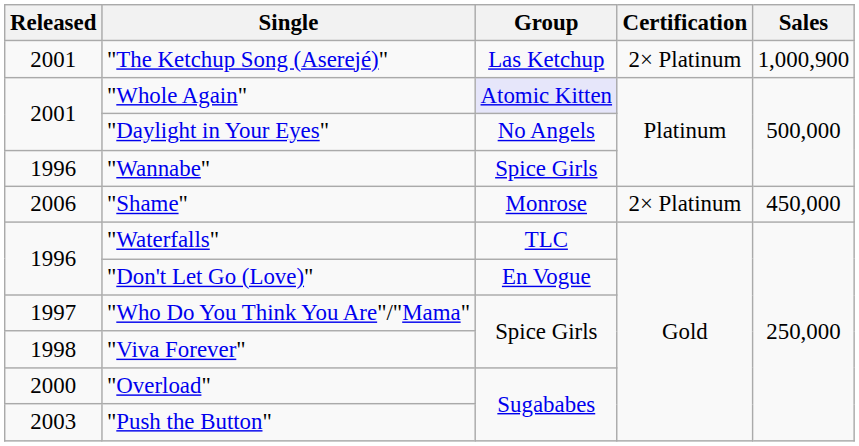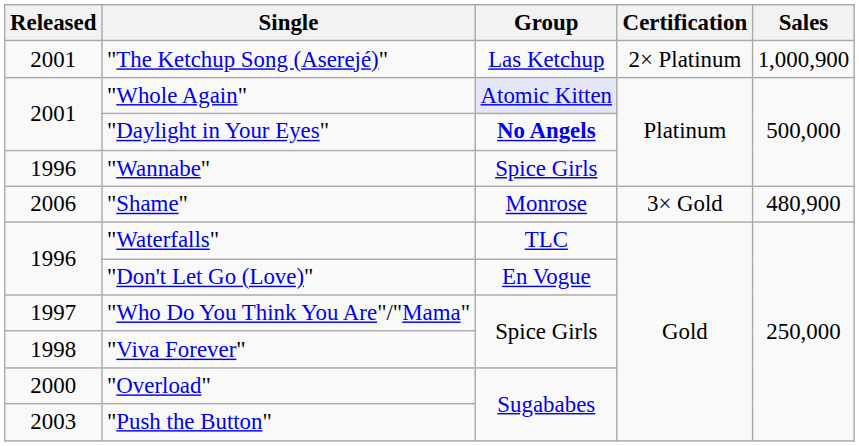(546, 131) normal -> (546, 131) bold
(685, 204) 2× Platinum -> (685, 204) 3× Gold
(803, 204) 450,000 -> (803, 204) 480,900
